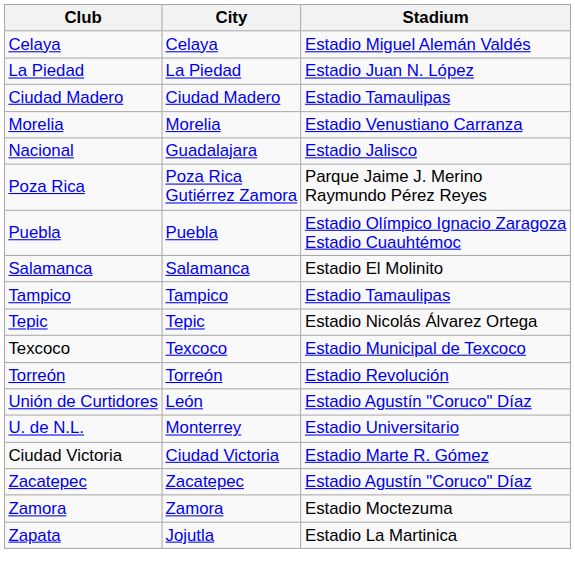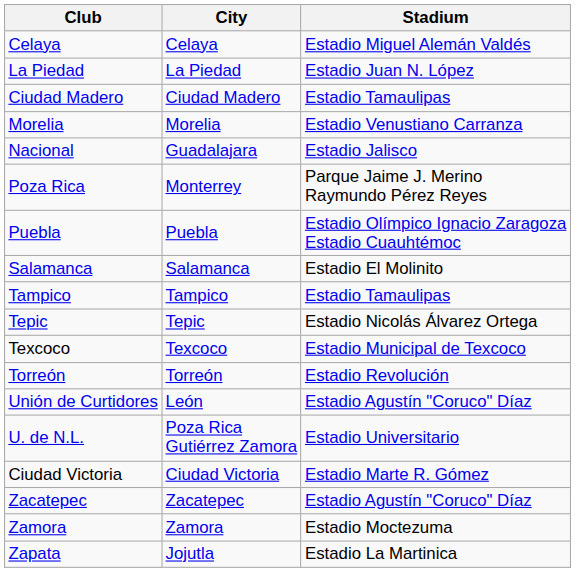(231, 187) Poza Rica Gutiérrez Zamora -> (203, 187) Monterrey
(203, 428) Monterrey -> (231, 438) Poza Rica Gutiérrez Zamora
